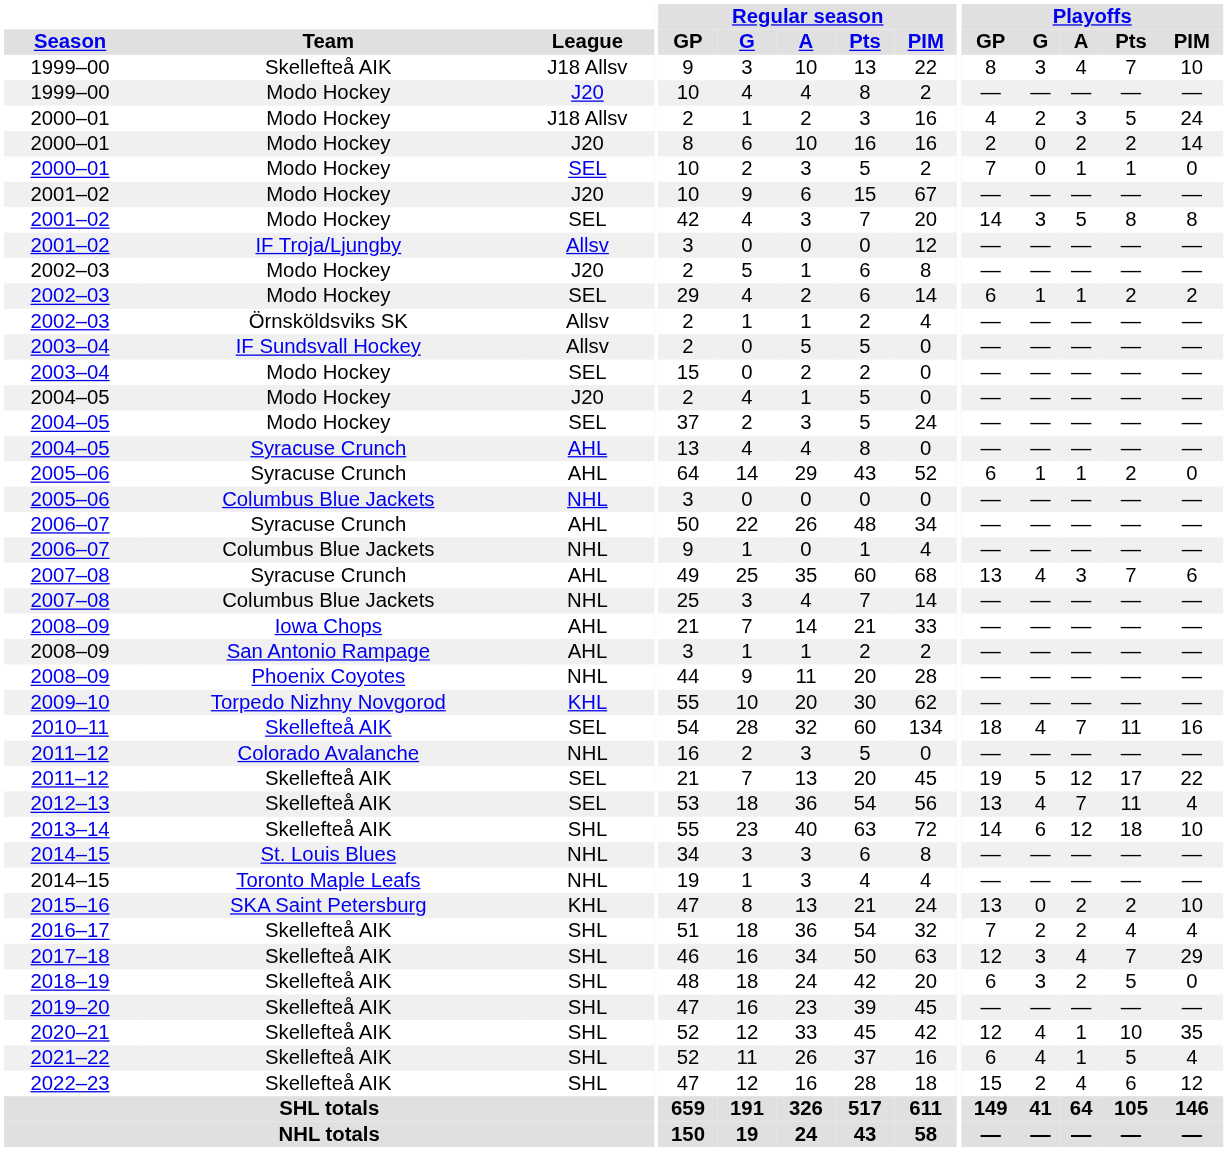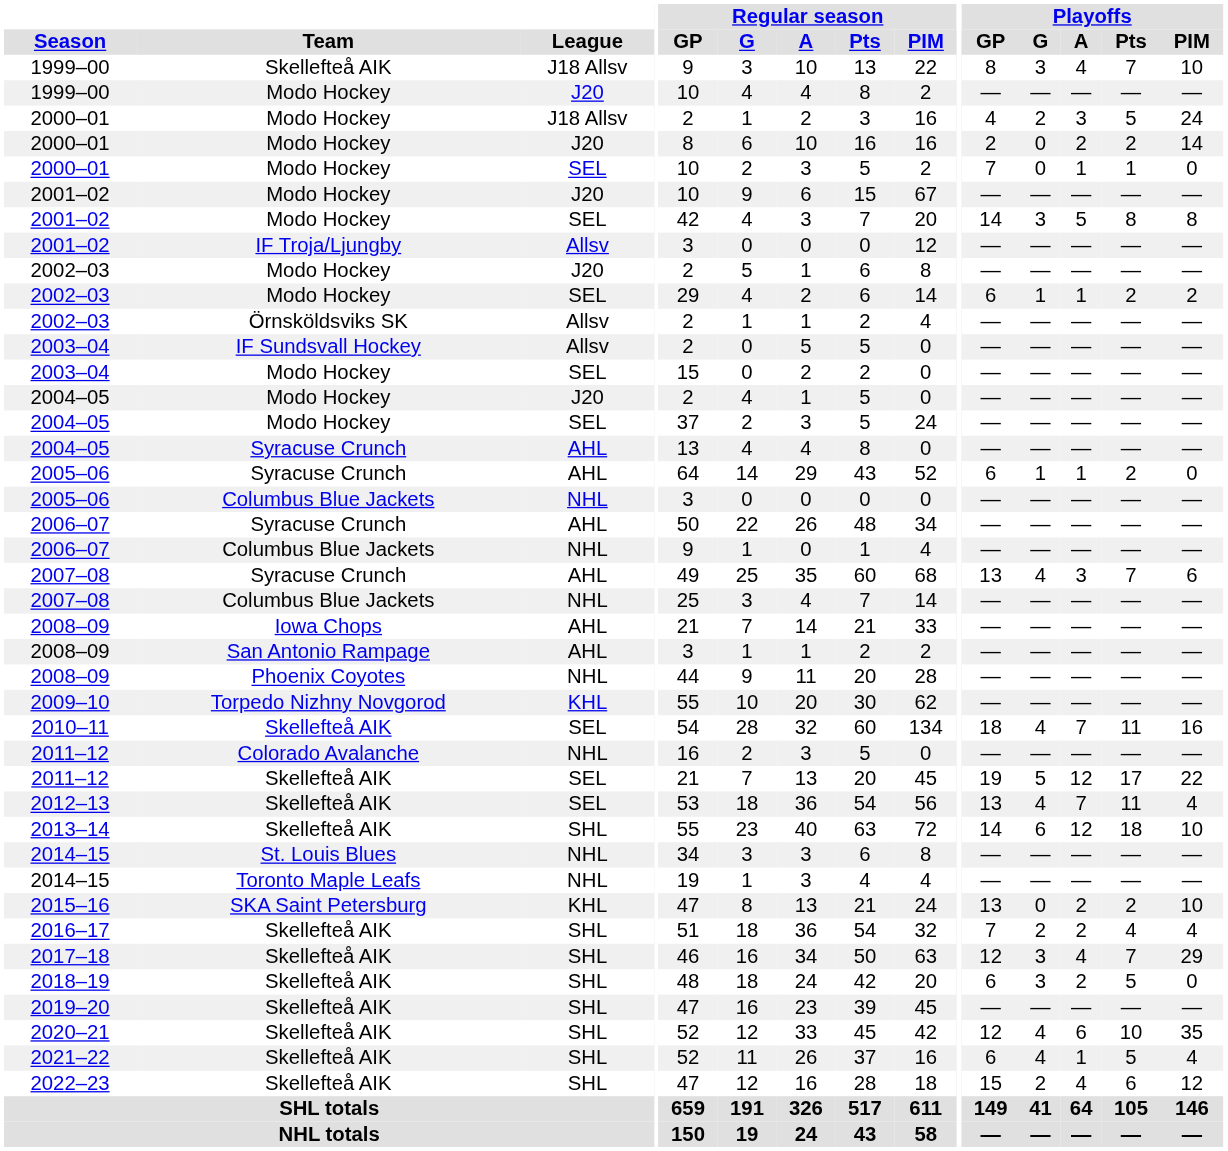(1081, 1032) 1 -> (1081, 1032) 6
